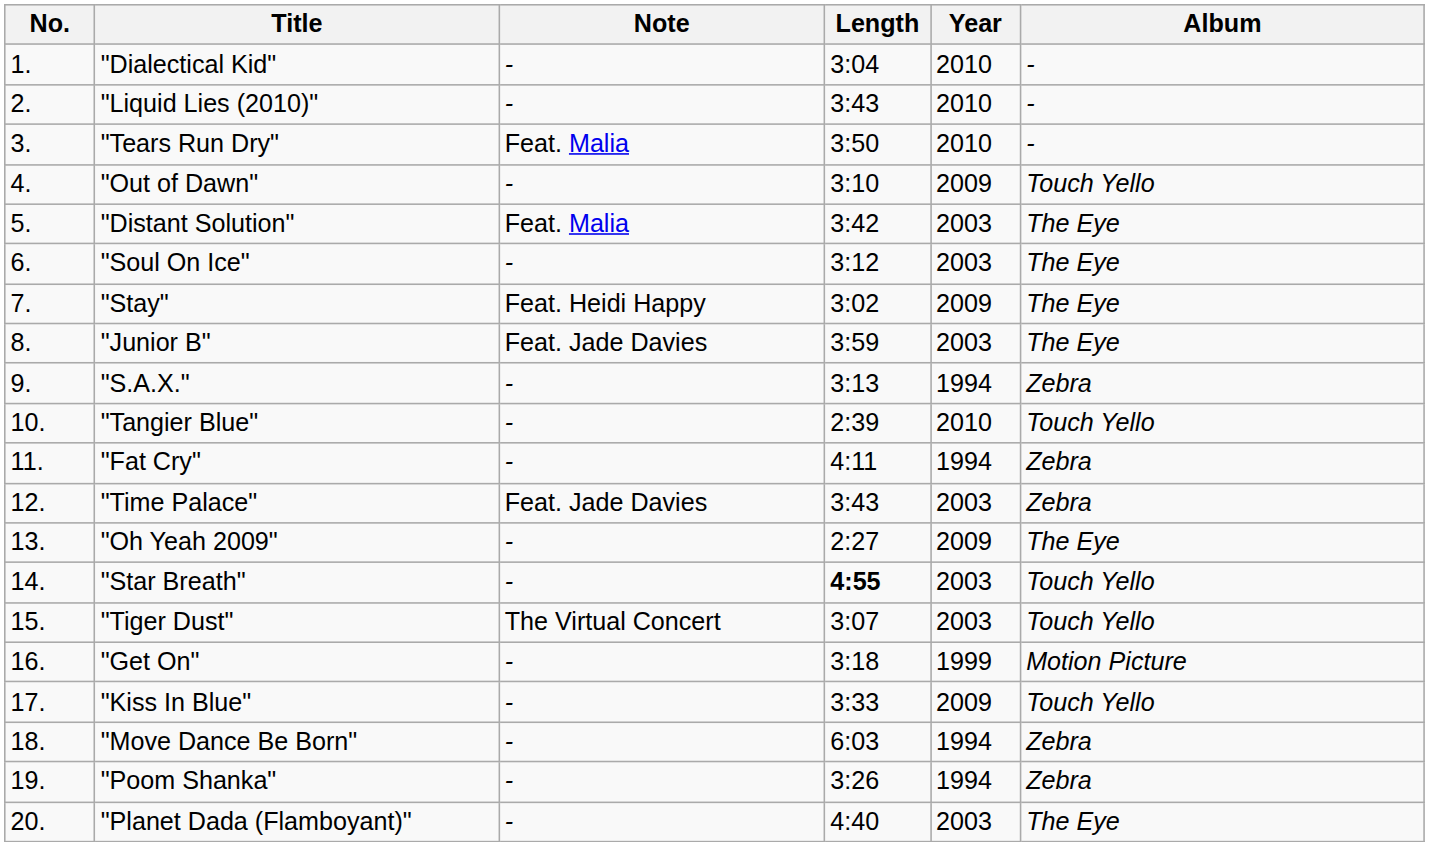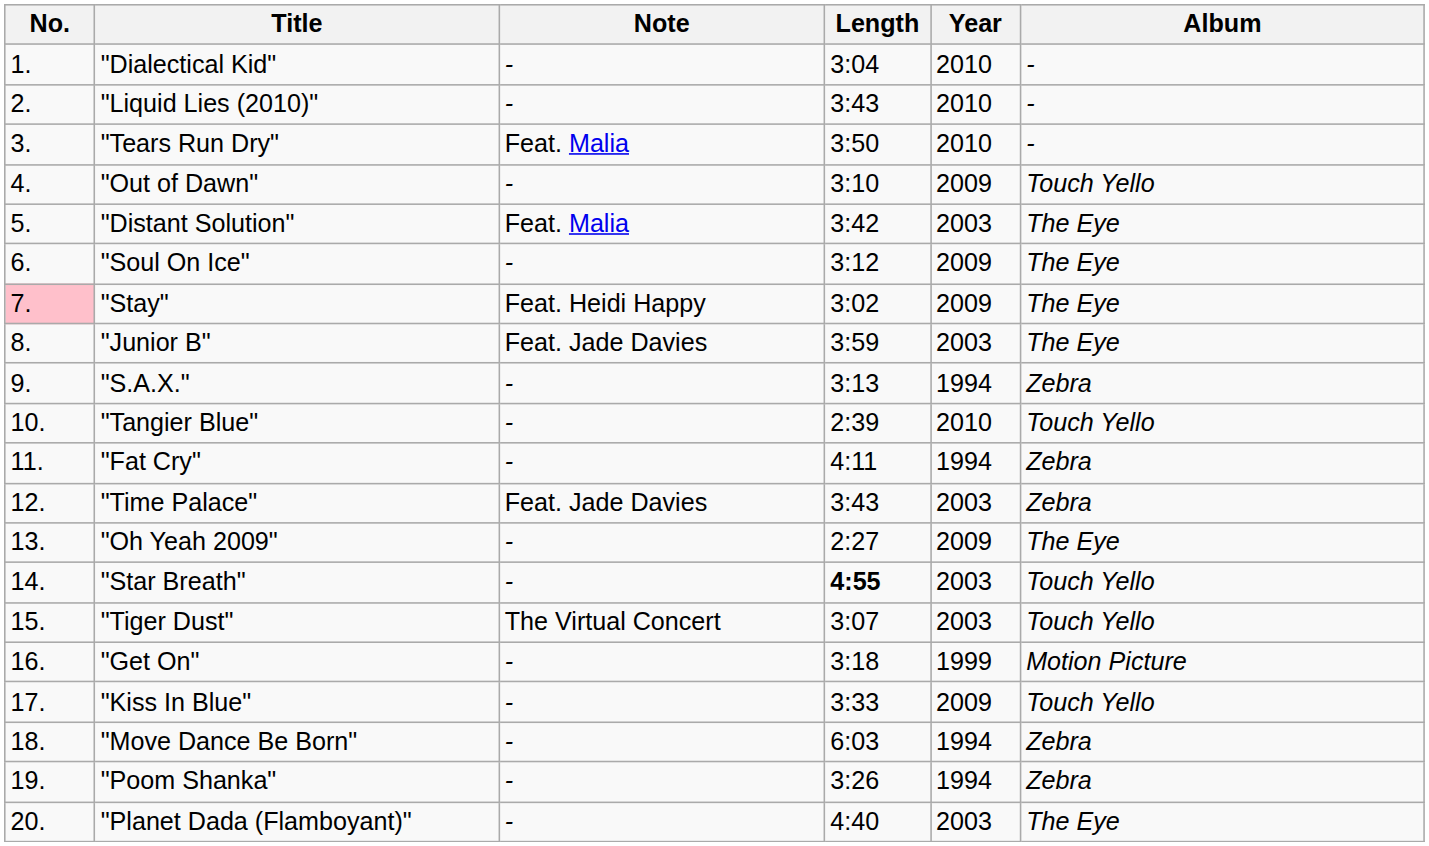(964, 263) 2003 -> (964, 263) 2009
(21, 303) no background -> (21, 303) pink background
